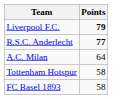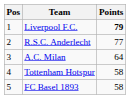+ column: (13, 12)
(101, 42) bold -> (119, 42) normal
